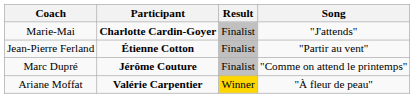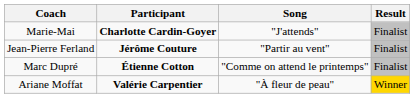columns swapped: (334, 13) <-> (238, 13)
(158, 48) Étienne Cotton -> (158, 48) Jérôme Couture
(158, 66) Jérôme Couture -> (158, 66) Étienne Cotton
